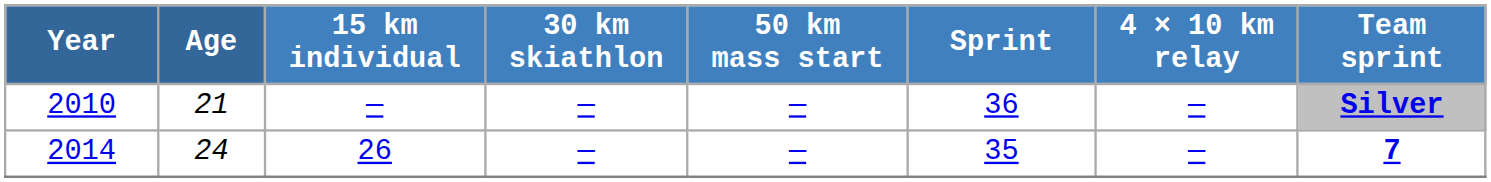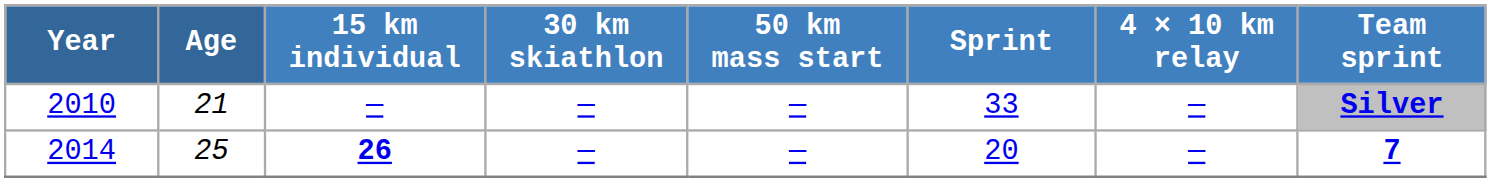(1001, 107) 36 -> (1001, 107) 33
(211, 154) 24 -> (211, 154) 25
(375, 154) normal -> (375, 154) bold
(1001, 154) 35 -> (1001, 154) 20
